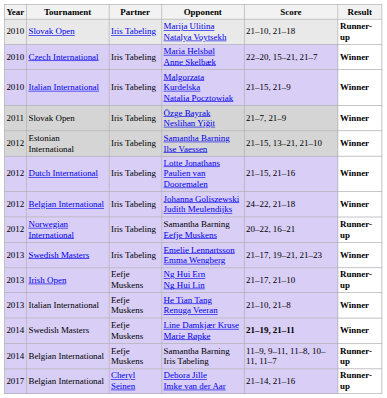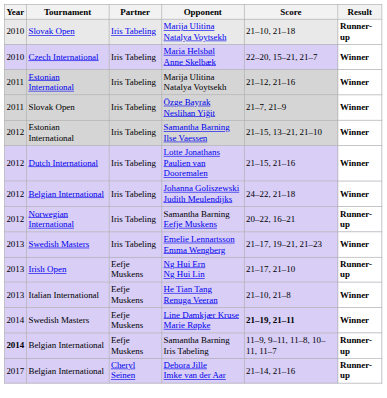- row: (64, 88)
+ row: (51, 82)
(15, 356) normal -> (15, 345) bold
